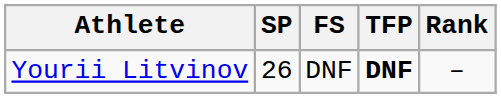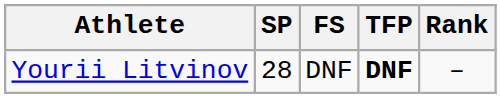(277, 71) 26 -> (277, 71) 28
